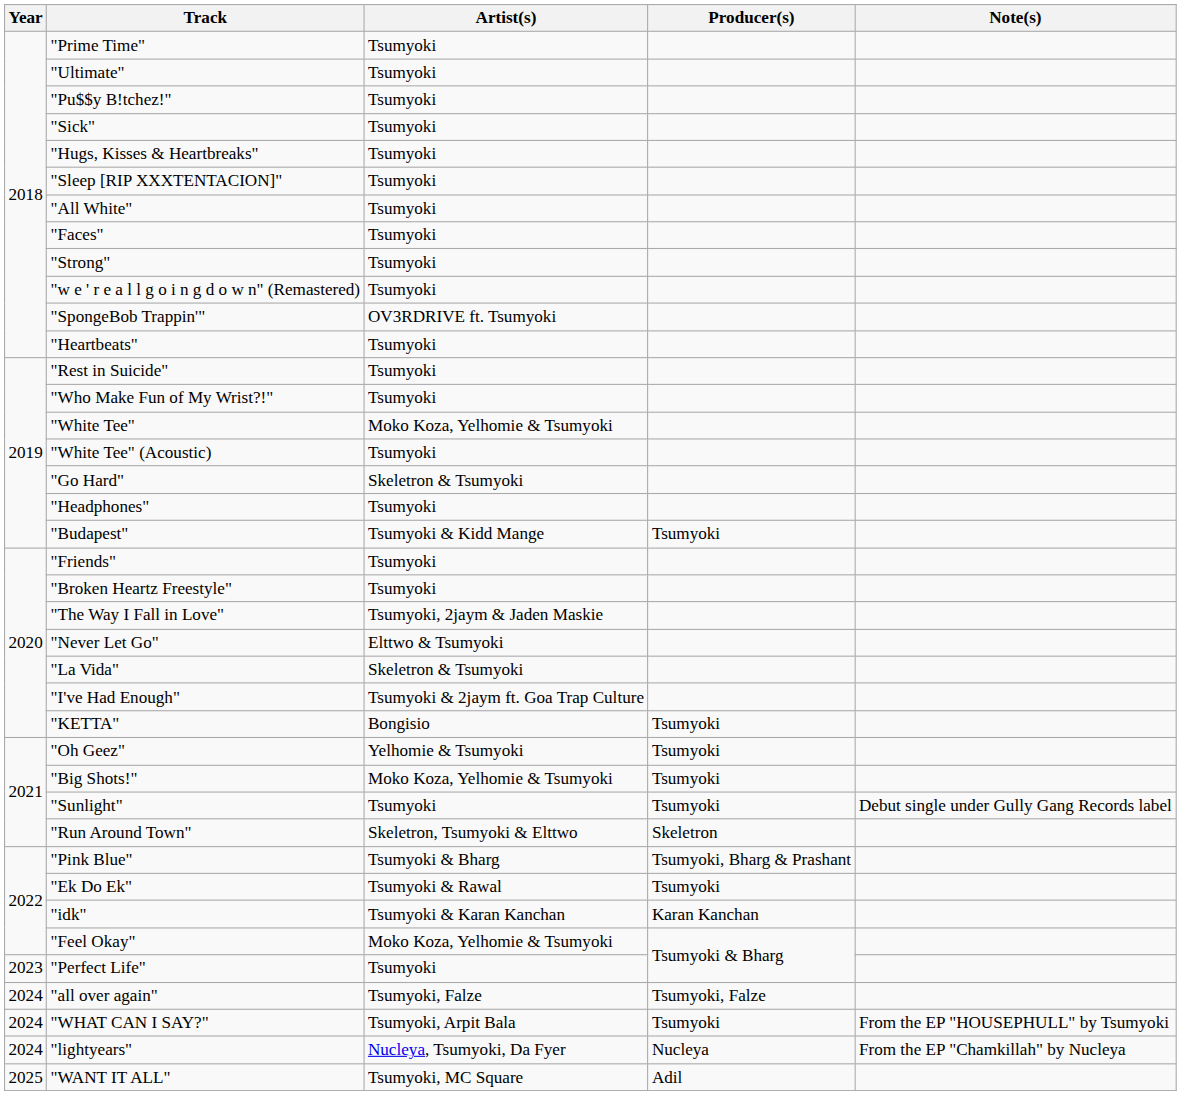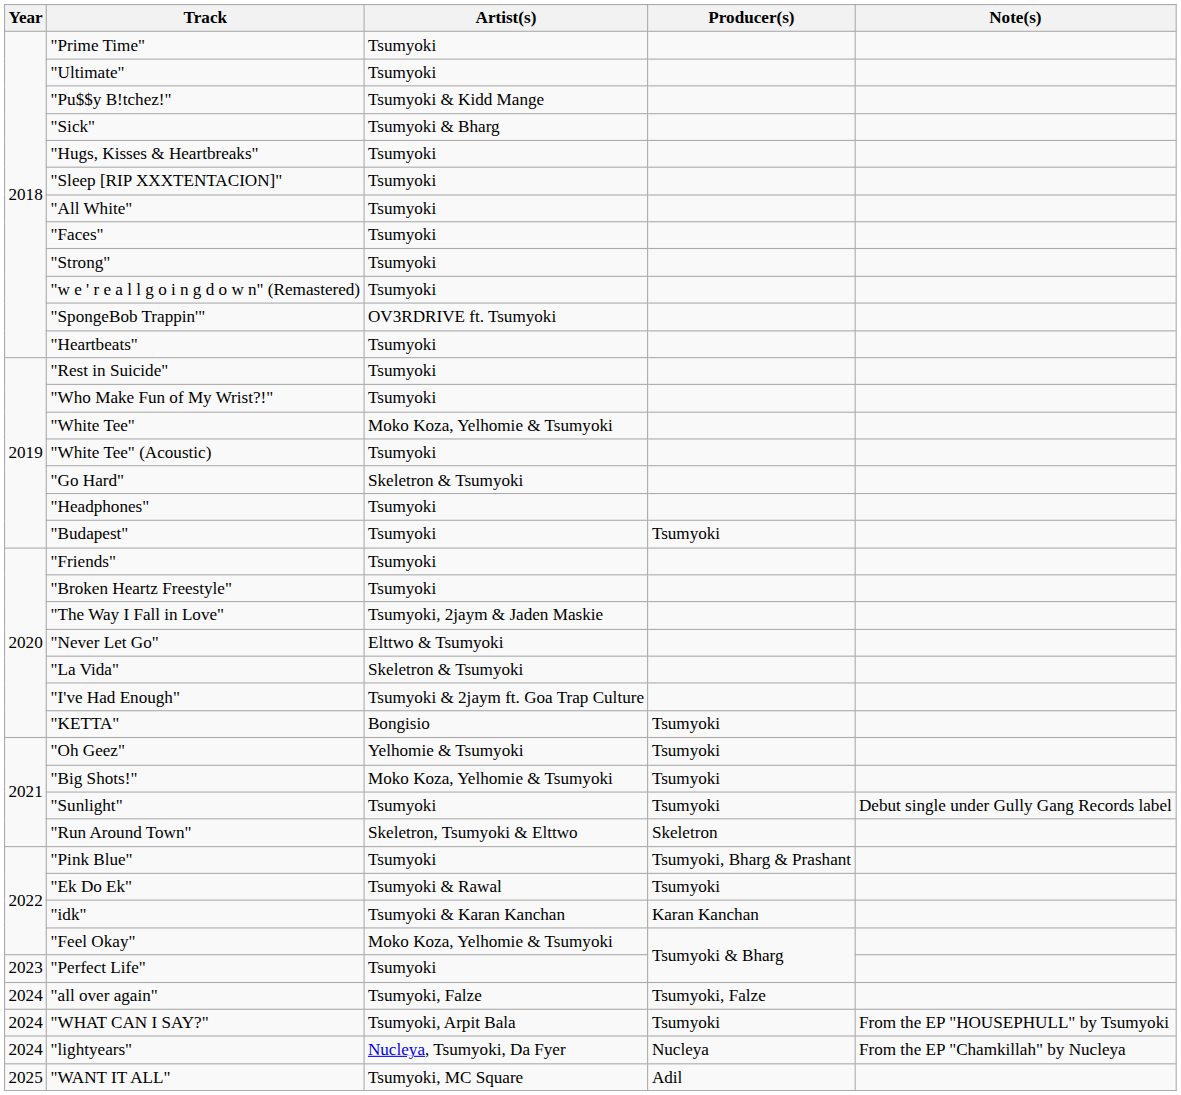(402, 99) Tsumyoki -> (456, 99) Tsumyoki & Kidd Mange
(402, 126) Tsumyoki -> (434, 126) Tsumyoki & Bharg
(456, 533) Tsumyoki & Kidd Mange -> (402, 533) Tsumyoki
(434, 859) Tsumyoki & Bharg -> (402, 859) Tsumyoki
